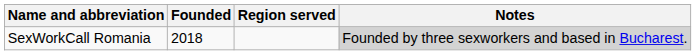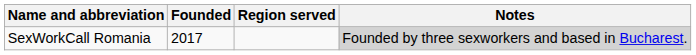(187, 38) 2018 -> (187, 38) 2017
